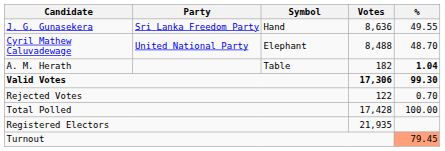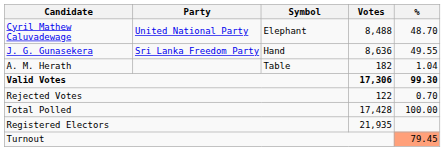rows swapped: (50, 26) <-> (39, 46)
(427, 66) bold -> (427, 66) normal
